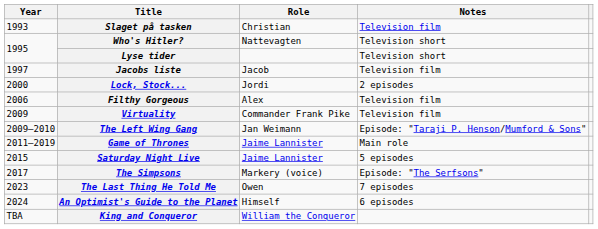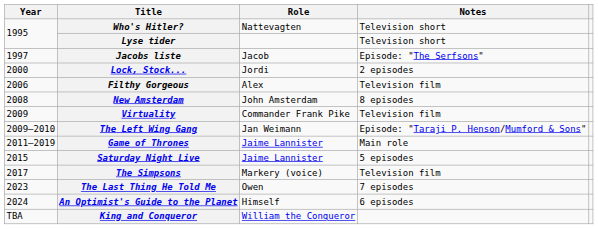- row: (148, 26)
(400, 70) Television film -> (422, 56) Episode: "The Serfsons"
+ row: (148, 99)
(422, 172) Episode: "The Serfsons" -> (400, 172) Television film
